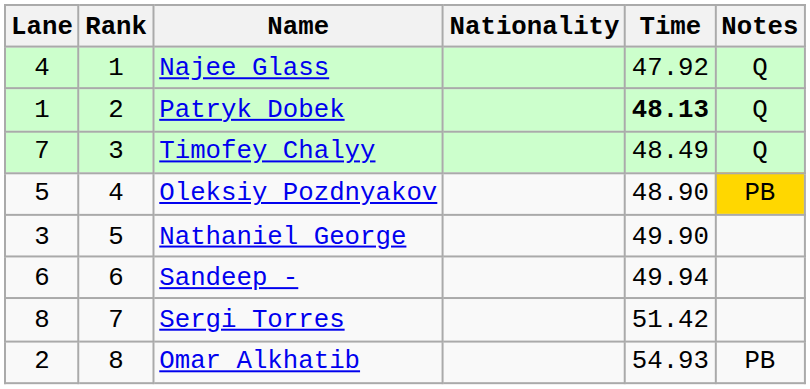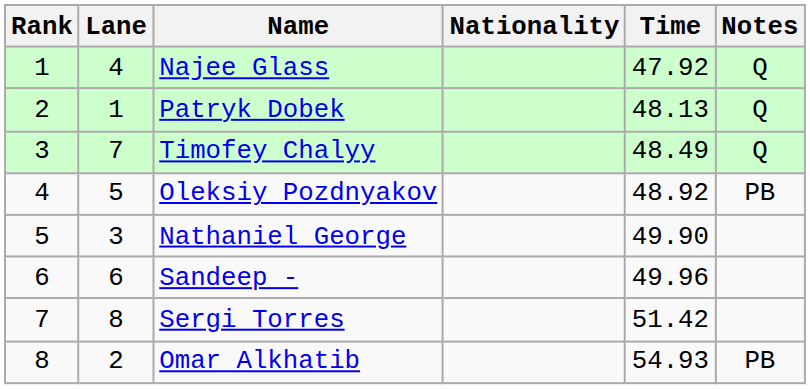columns swapped: (116, 26) <-> (42, 26)
(670, 110) bold -> (670, 110) normal
(670, 194) 48.90 -> (670, 194) 48.92
(760, 194) gold background -> (760, 194) no background
(670, 278) 49.94 -> (670, 278) 49.96
